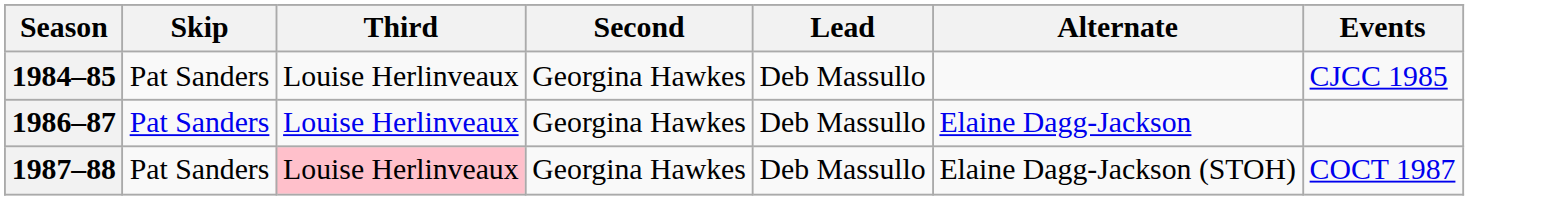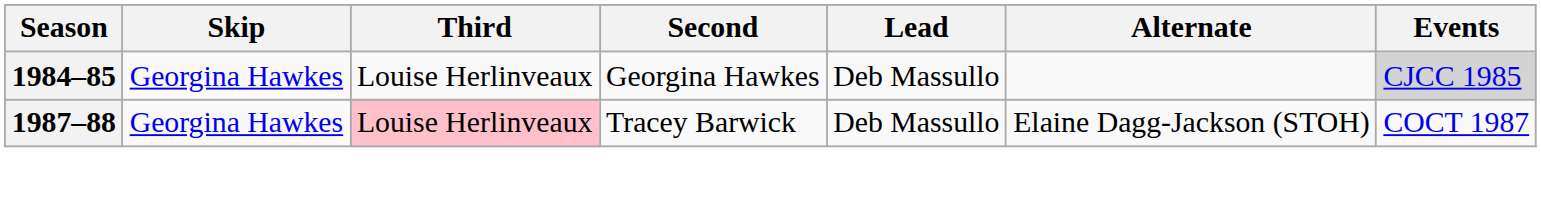(200, 75) Pat Sanders -> (236, 75) Georgina Hawkes
(1379, 75) no background -> (1452, 75) lightgrey background
- row: (64, 122)
(200, 169) Pat Sanders -> (236, 122) Georgina Hawkes
(639, 169) Georgina Hawkes -> (701, 122) Tracey Barwick
